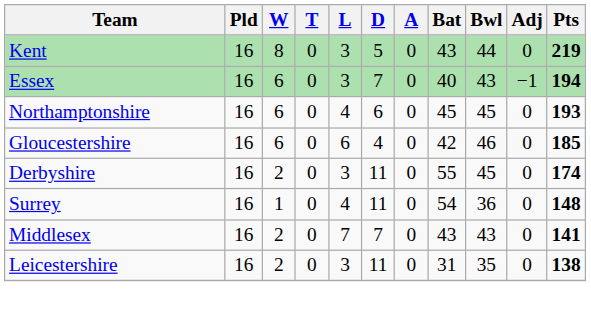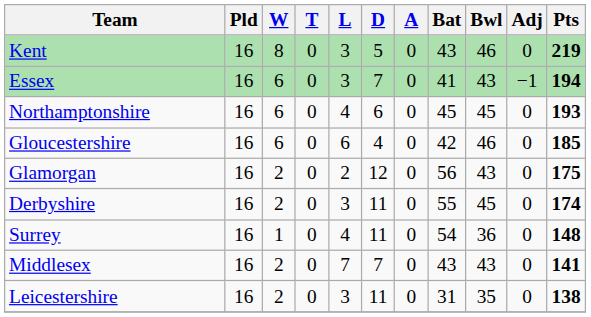(486, 50) 44 -> (486, 50) 46
(447, 81) 40 -> (447, 81) 41
+ row: (52, 173)
